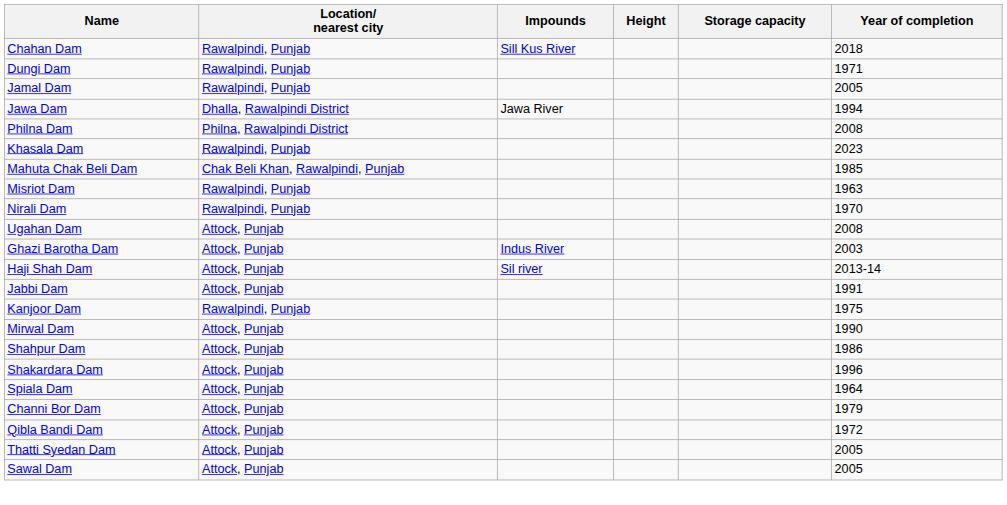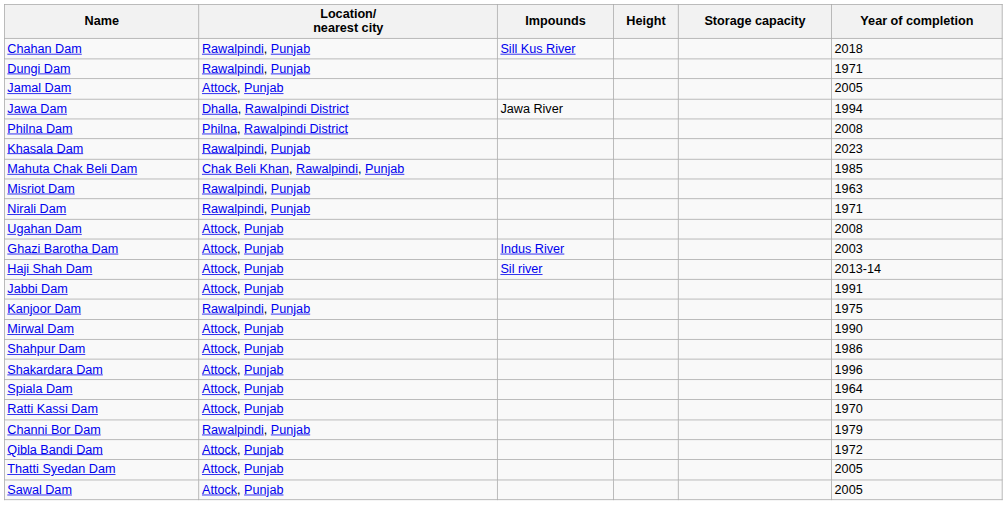(256, 88) Rawalpindi, Punjab -> (243, 88) Attock, Punjab
(849, 209) 1970 -> (849, 209) 1971
+ row: (53, 409)
(243, 409) Attock, Punjab -> (256, 429) Rawalpindi, Punjab
